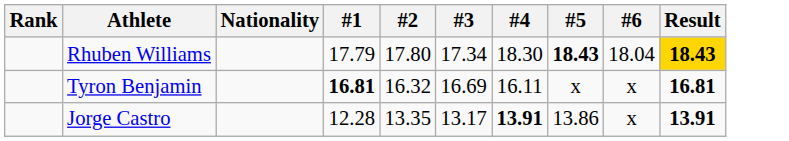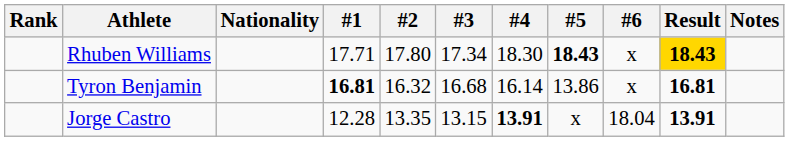+ column: (755, 20)
(352, 53) 17.79 -> (352, 53) 17.71
(632, 53) 18.04 -> (632, 53) x
(464, 86) 16.69 -> (464, 86) 16.68
(520, 86) 16.11 -> (520, 86) 16.14
(576, 86) x -> (576, 86) 13.86
(464, 119) 13.17 -> (464, 119) 13.15
(576, 119) 13.86 -> (576, 119) x
(632, 119) x -> (632, 119) 18.04
